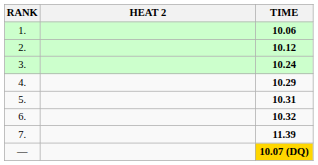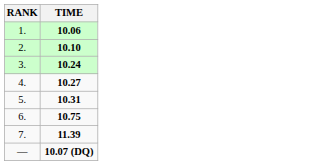- column: (148, 13)
(284, 48) 10.12 -> (69, 48) 10.10
(284, 82) 10.29 -> (69, 82) 10.27
(284, 117) 10.32 -> (69, 117) 10.75
(284, 152) gold background -> (69, 152) no background
